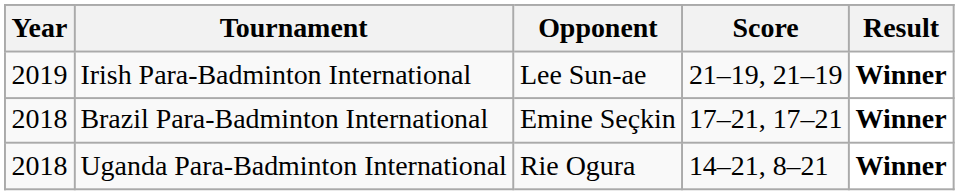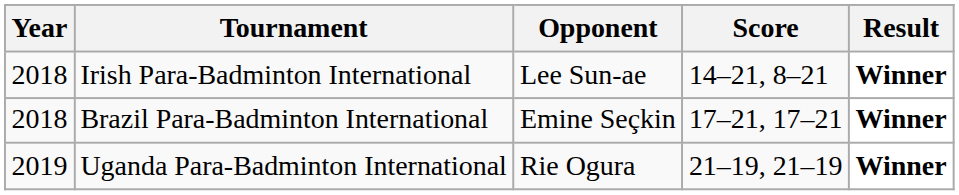(39, 74) 2019 -> (39, 74) 2018
(766, 74) 21–19, 21–19 -> (759, 74) 14–21, 8–21
(39, 166) 2018 -> (39, 166) 2019
(759, 166) 14–21, 8–21 -> (766, 166) 21–19, 21–19
